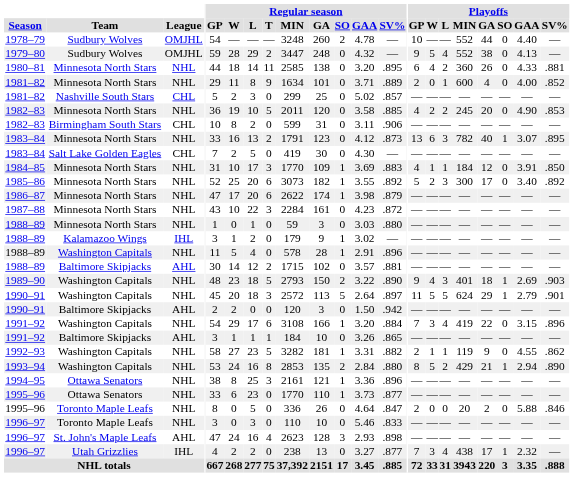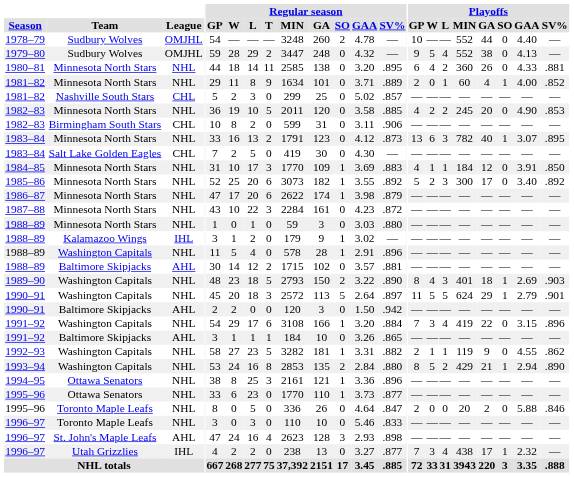(465, 82) 600 -> (465, 82) 60
(505, 82) 0 -> (505, 82) 1
(417, 281) 9 -> (417, 281) 8
